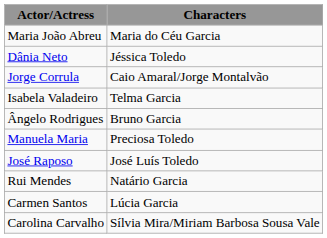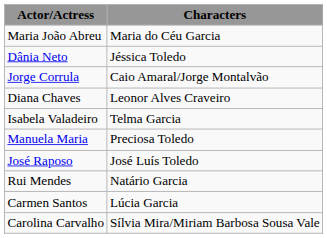+ row: (44, 98)
- row: (55, 118)
